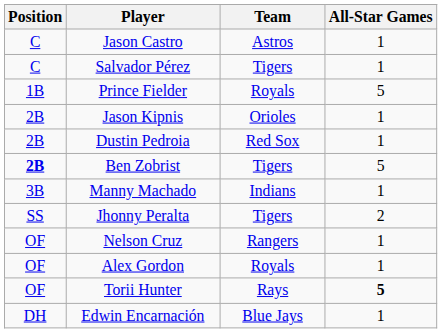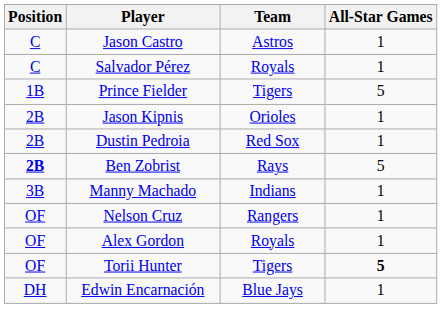(273, 66) Tigers -> (273, 66) Royals
(273, 91) Royals -> (273, 91) Tigers
(273, 166) Tigers -> (273, 166) Rays
- row: (143, 215)
(273, 290) Rays -> (273, 265) Tigers
